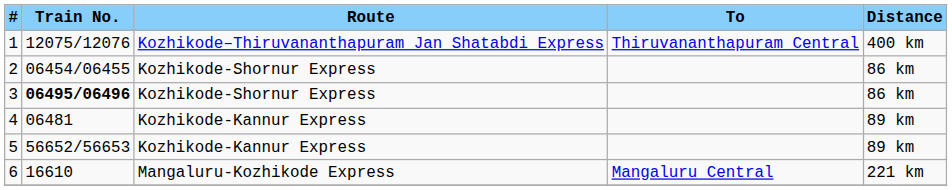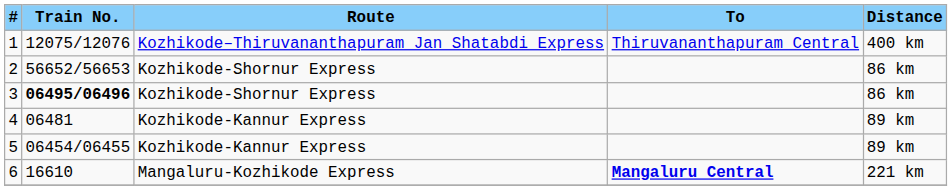(78, 69) 06454/06455 -> (78, 69) 56652/56653
(78, 147) 56652/56653 -> (78, 147) 06454/06455
(693, 173) normal -> (693, 173) bold
